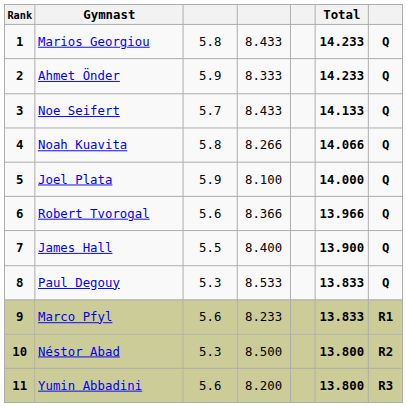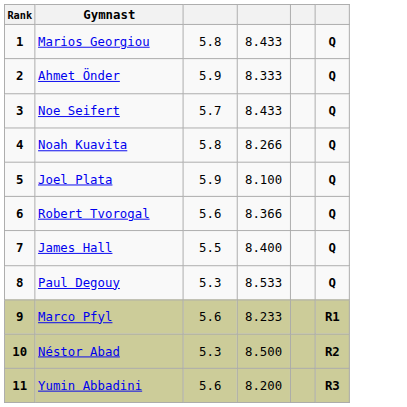- column: (342, 15)
